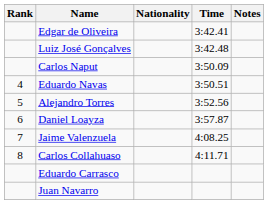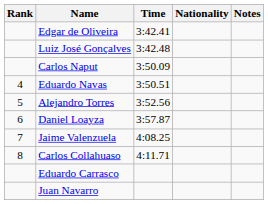columns swapped: (163, 13) <-> (212, 13)
